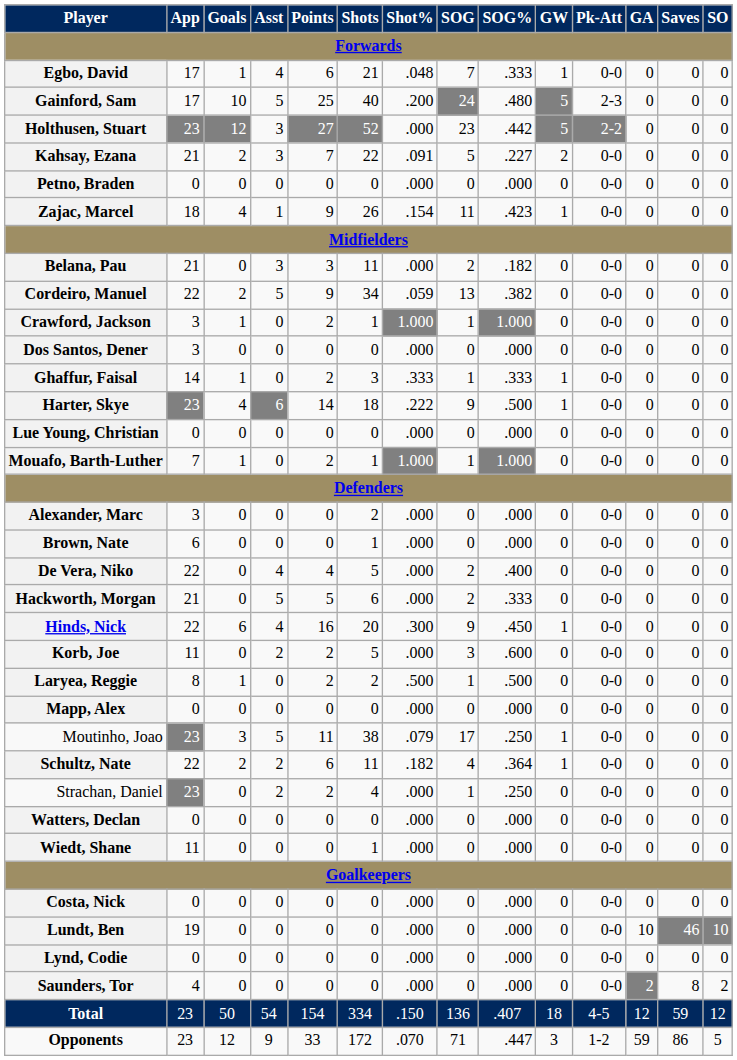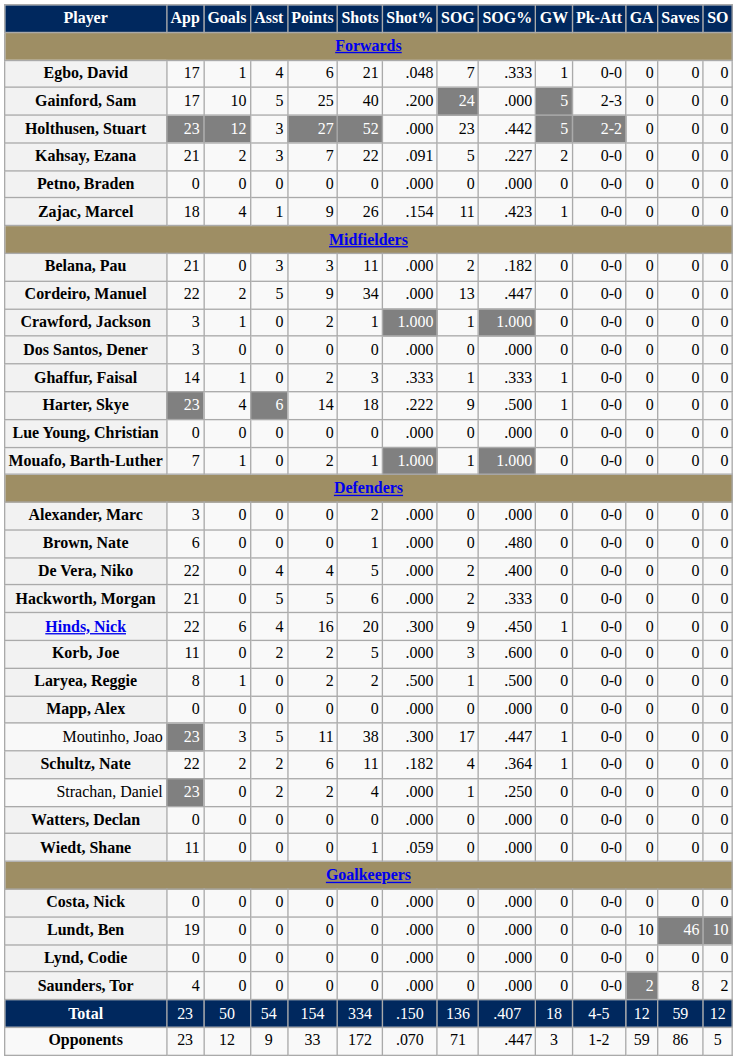(518, 101) .480 -> (518, 101) .000
(419, 294) .059 -> (419, 294) .000
(518, 294) .382 -> (518, 294) .447
(518, 543) .000 -> (518, 543) .480
(419, 736) .079 -> (419, 736) .300
(518, 736) .250 -> (518, 736) .447
(419, 847) .000 -> (419, 847) .059
